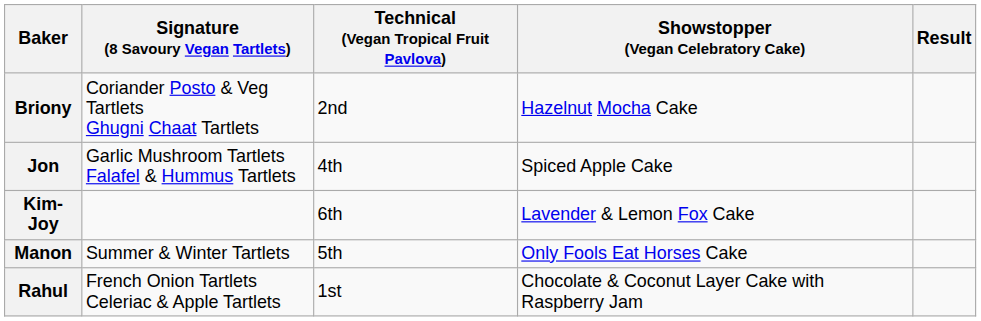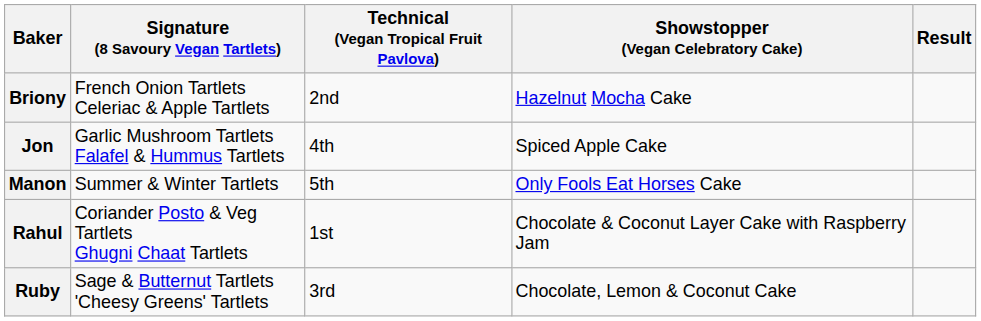(177, 107) Coriander Posto & Veg Tartlets Ghugni Chaat Tartlets -> (172, 97) French Onion Tartlets Celeriac & Apple Tartlets
- row: (43, 214)
(183, 291) French Onion Tartlets Celeriac & Apple Tartlets -> (166, 233) Coriander Posto & Veg Tartlets Ghugni Chaat Tartlets
+ row: (38, 291)
